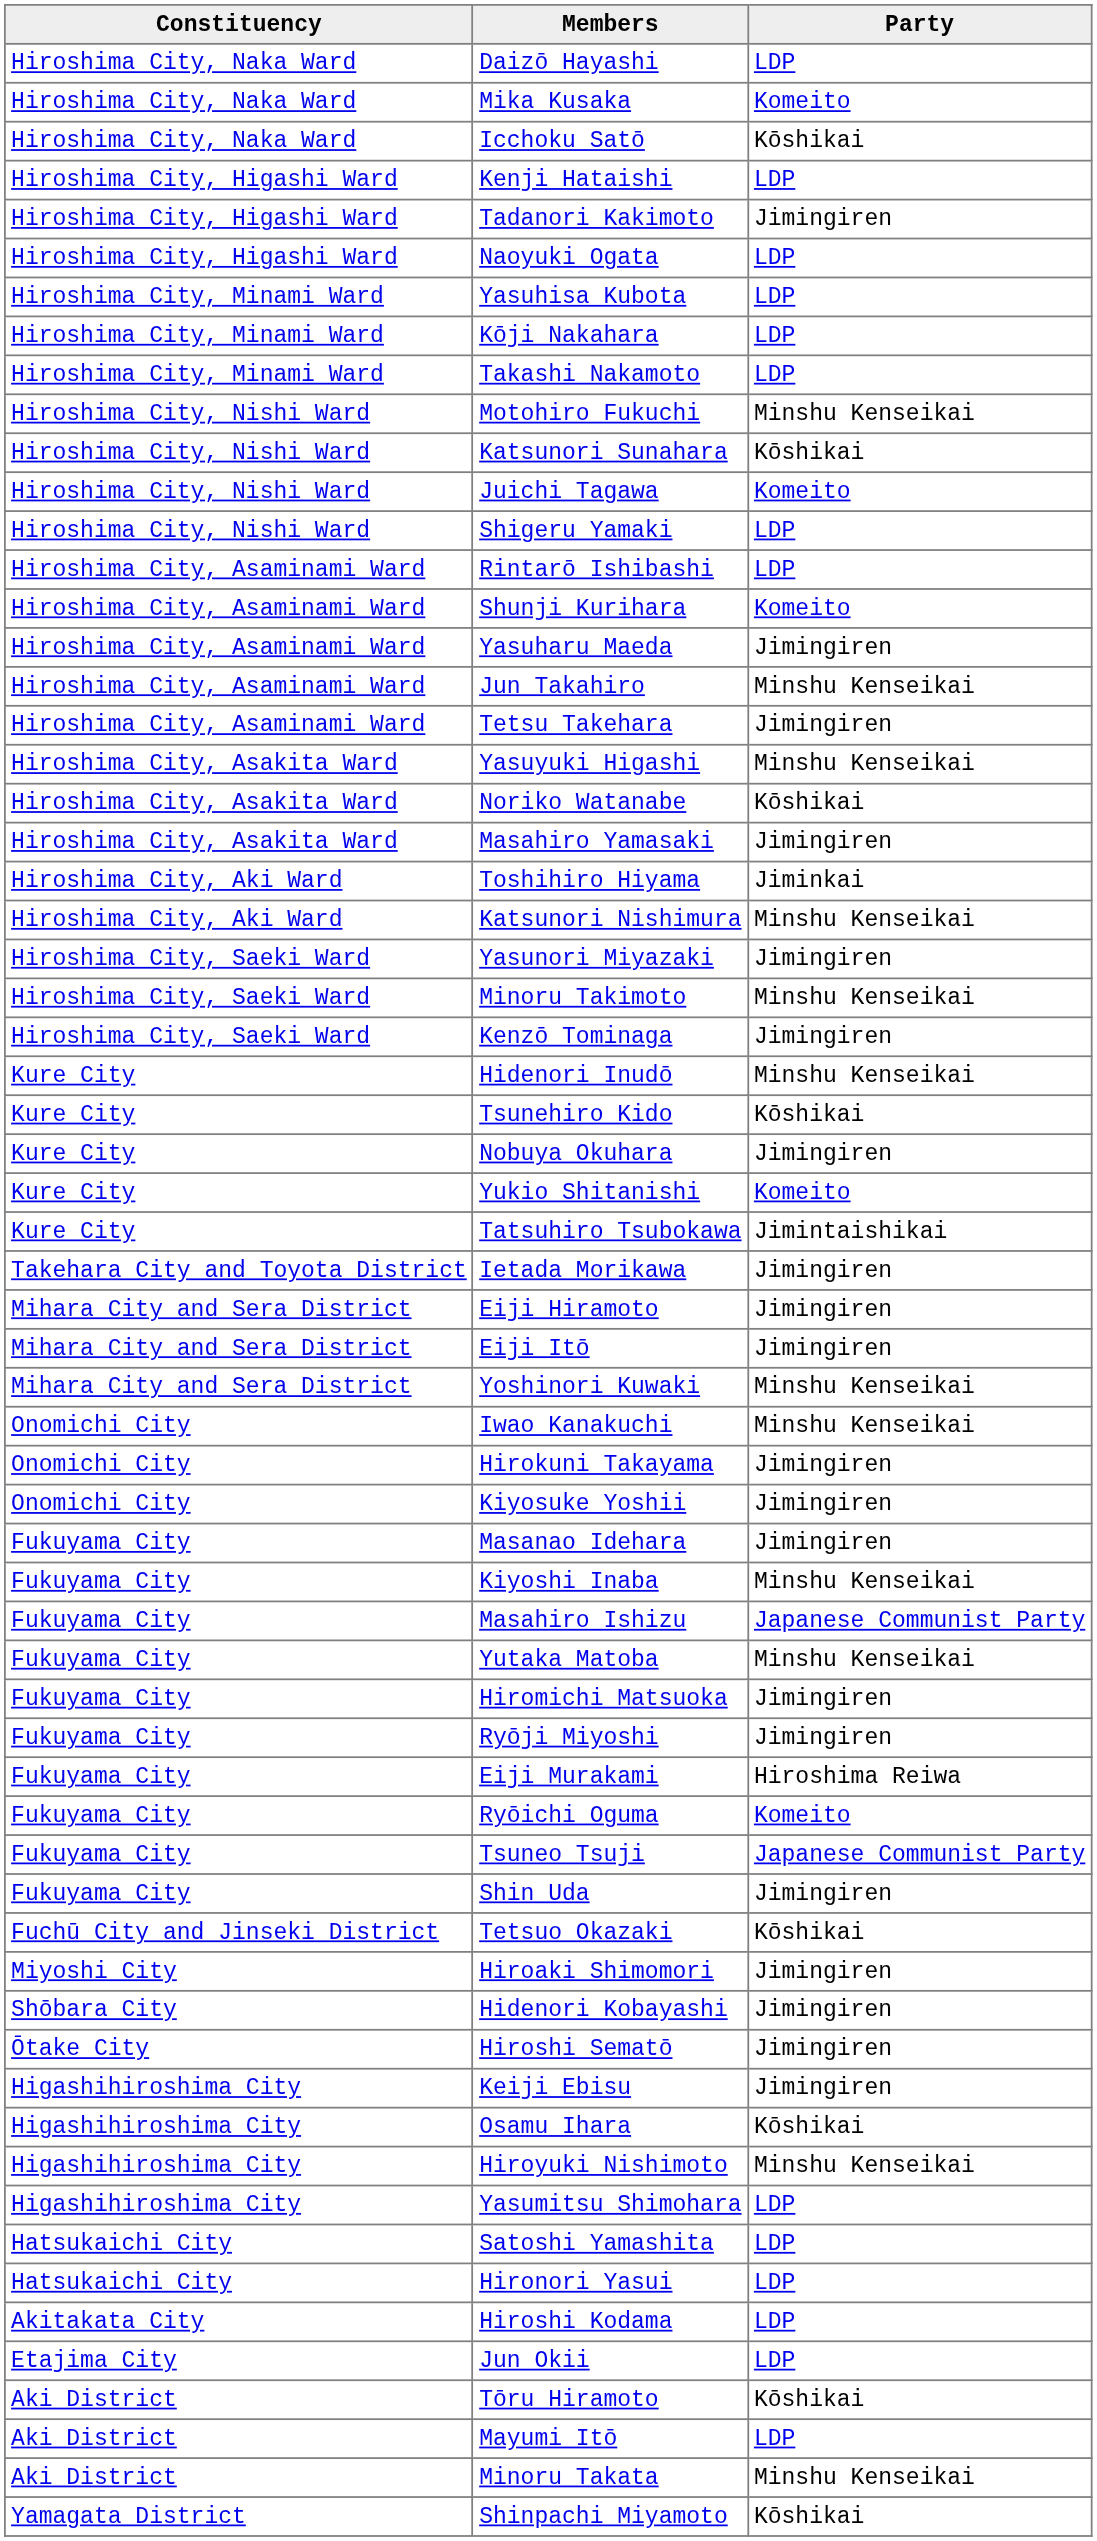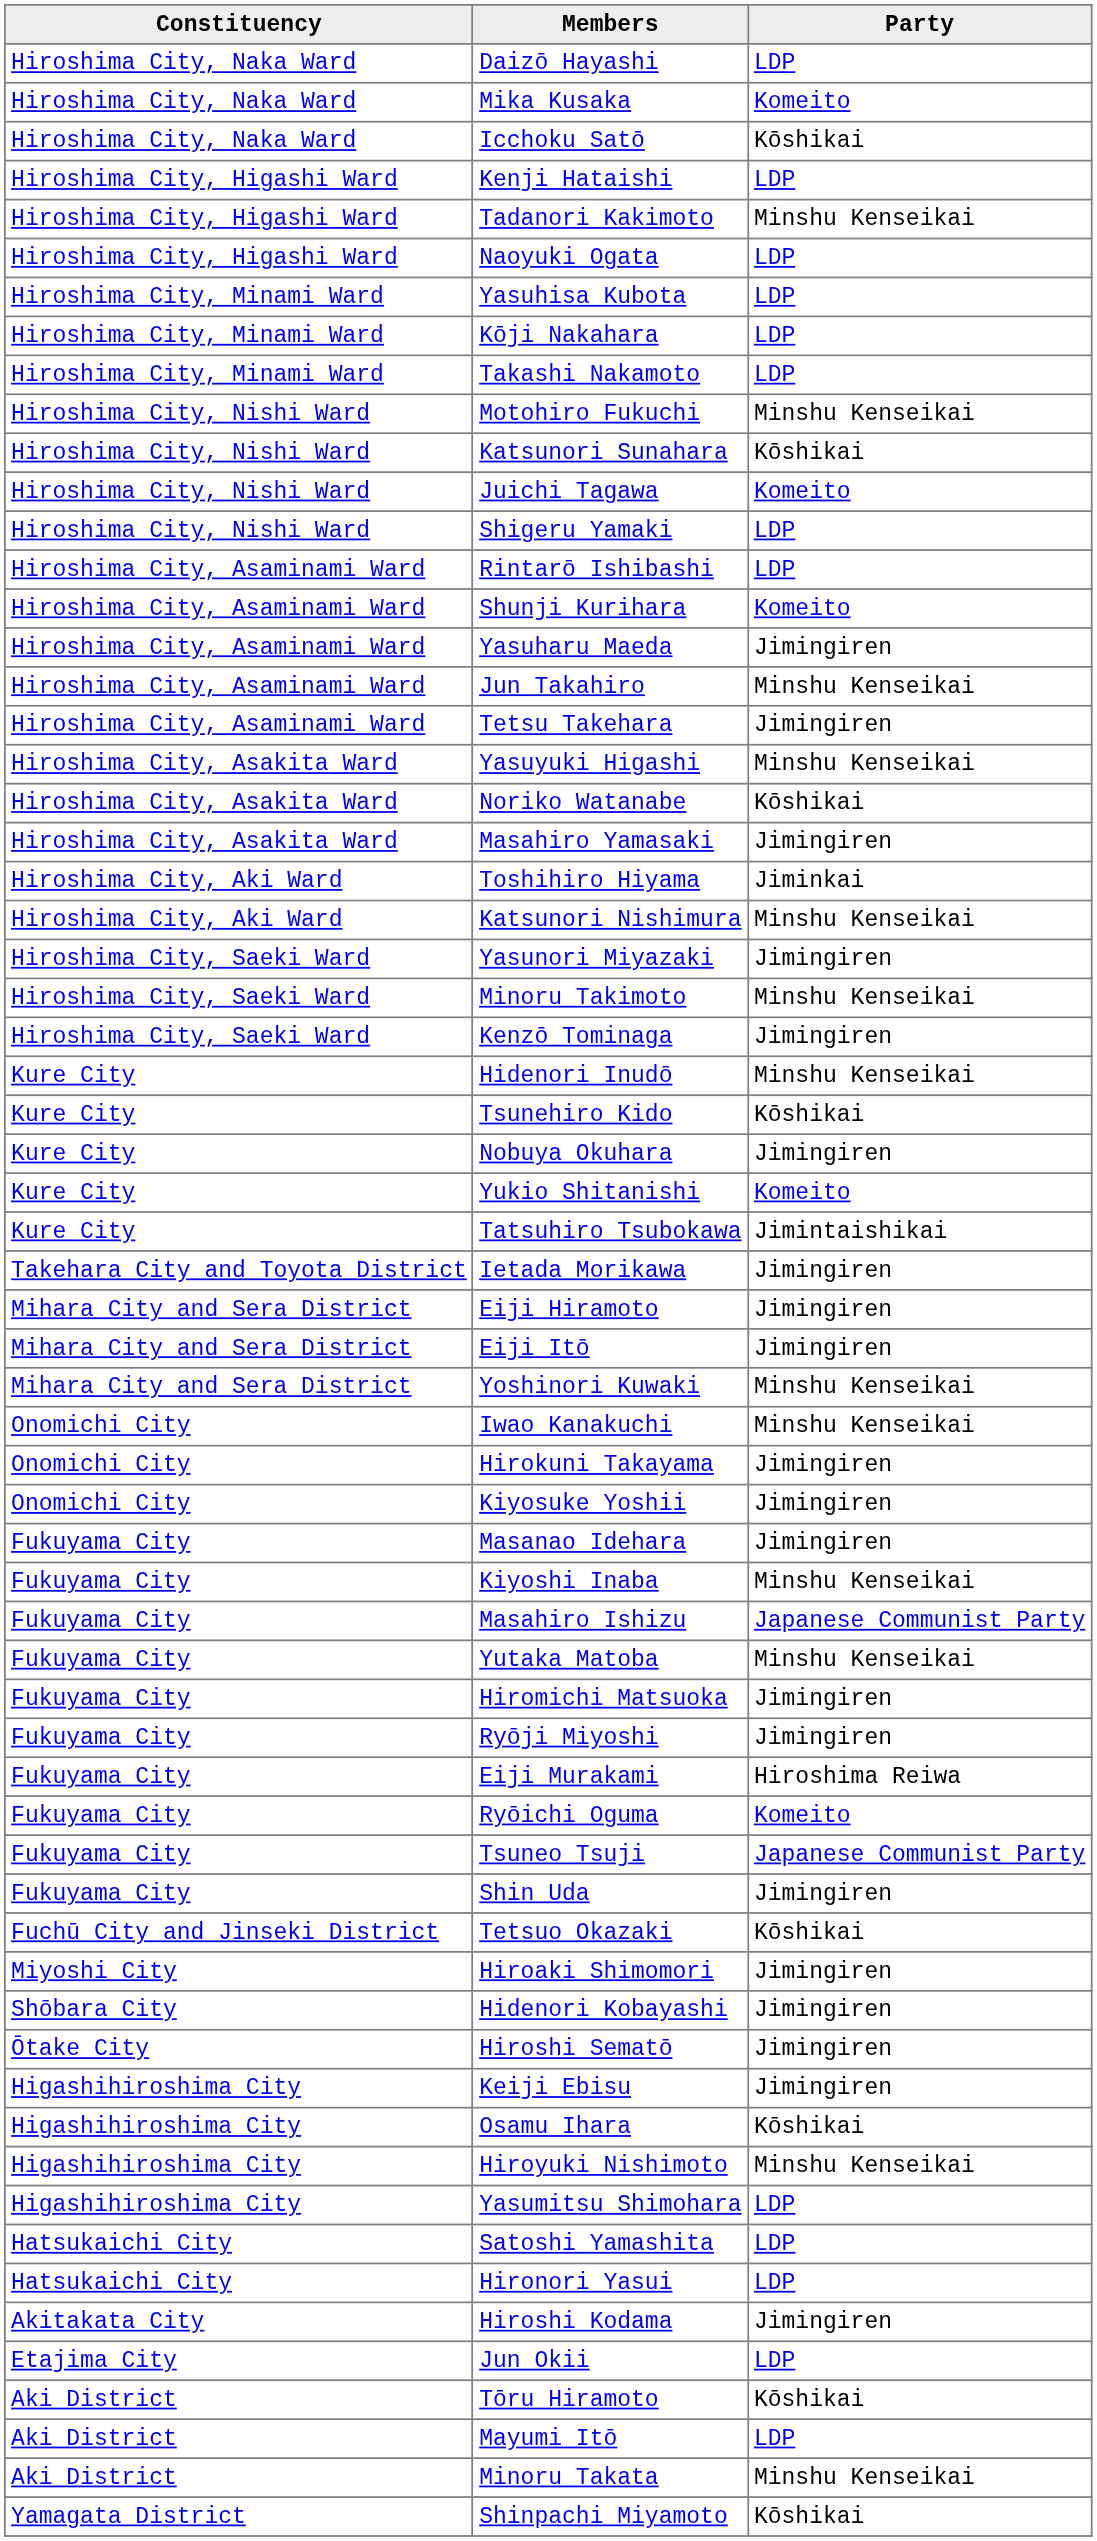(823, 219) Jimingiren -> (864, 219) Minshu Kenseikai
(775, 2322) LDP -> (823, 2322) Jimingiren
